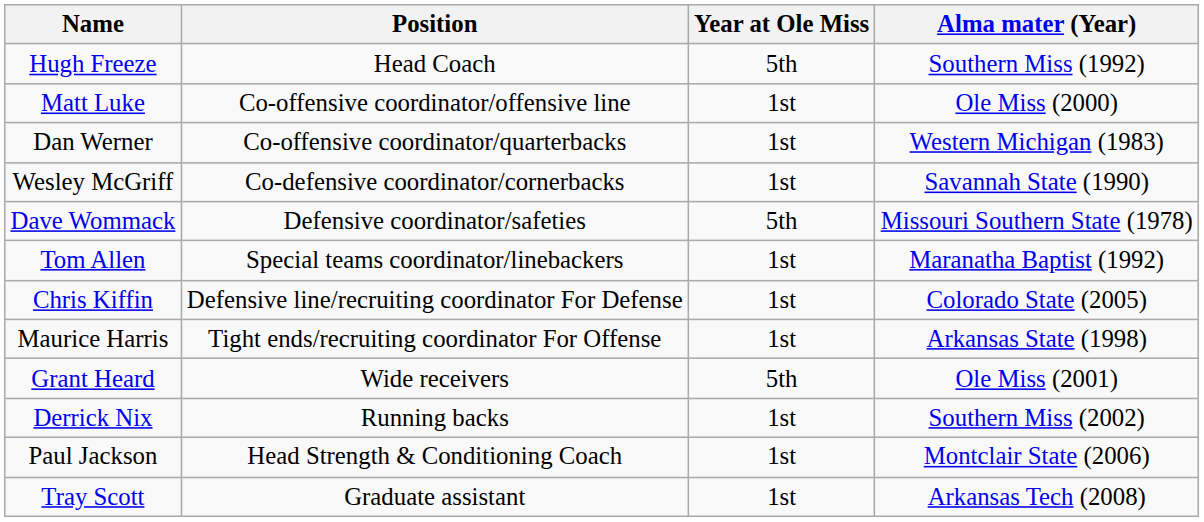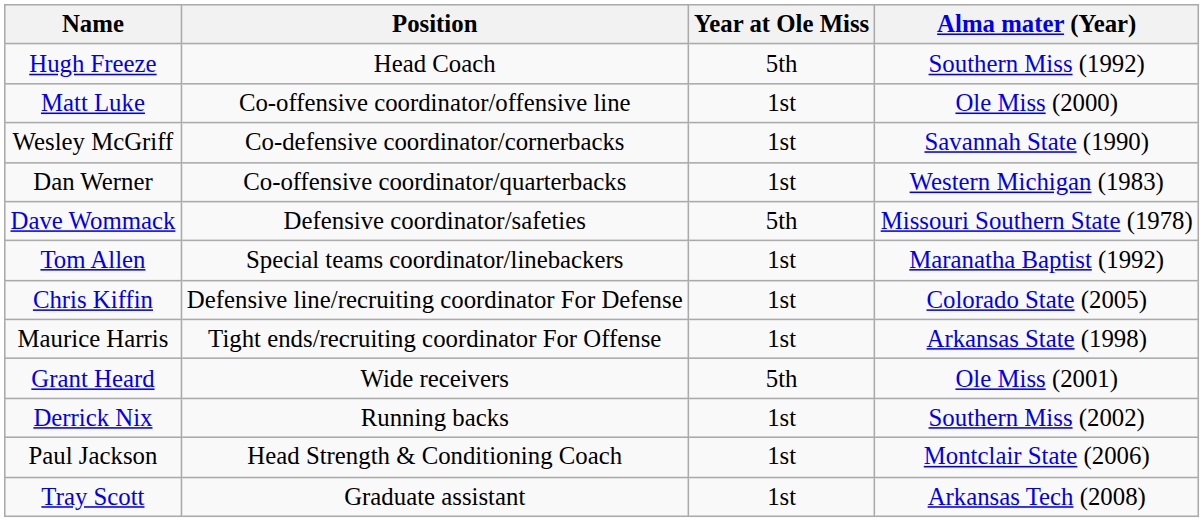rows swapped: (93, 142) <-> (93, 181)
